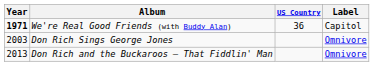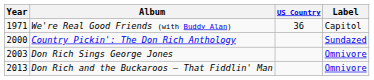(17, 26) bold -> (17, 26) normal
+ row: (134, 40)
